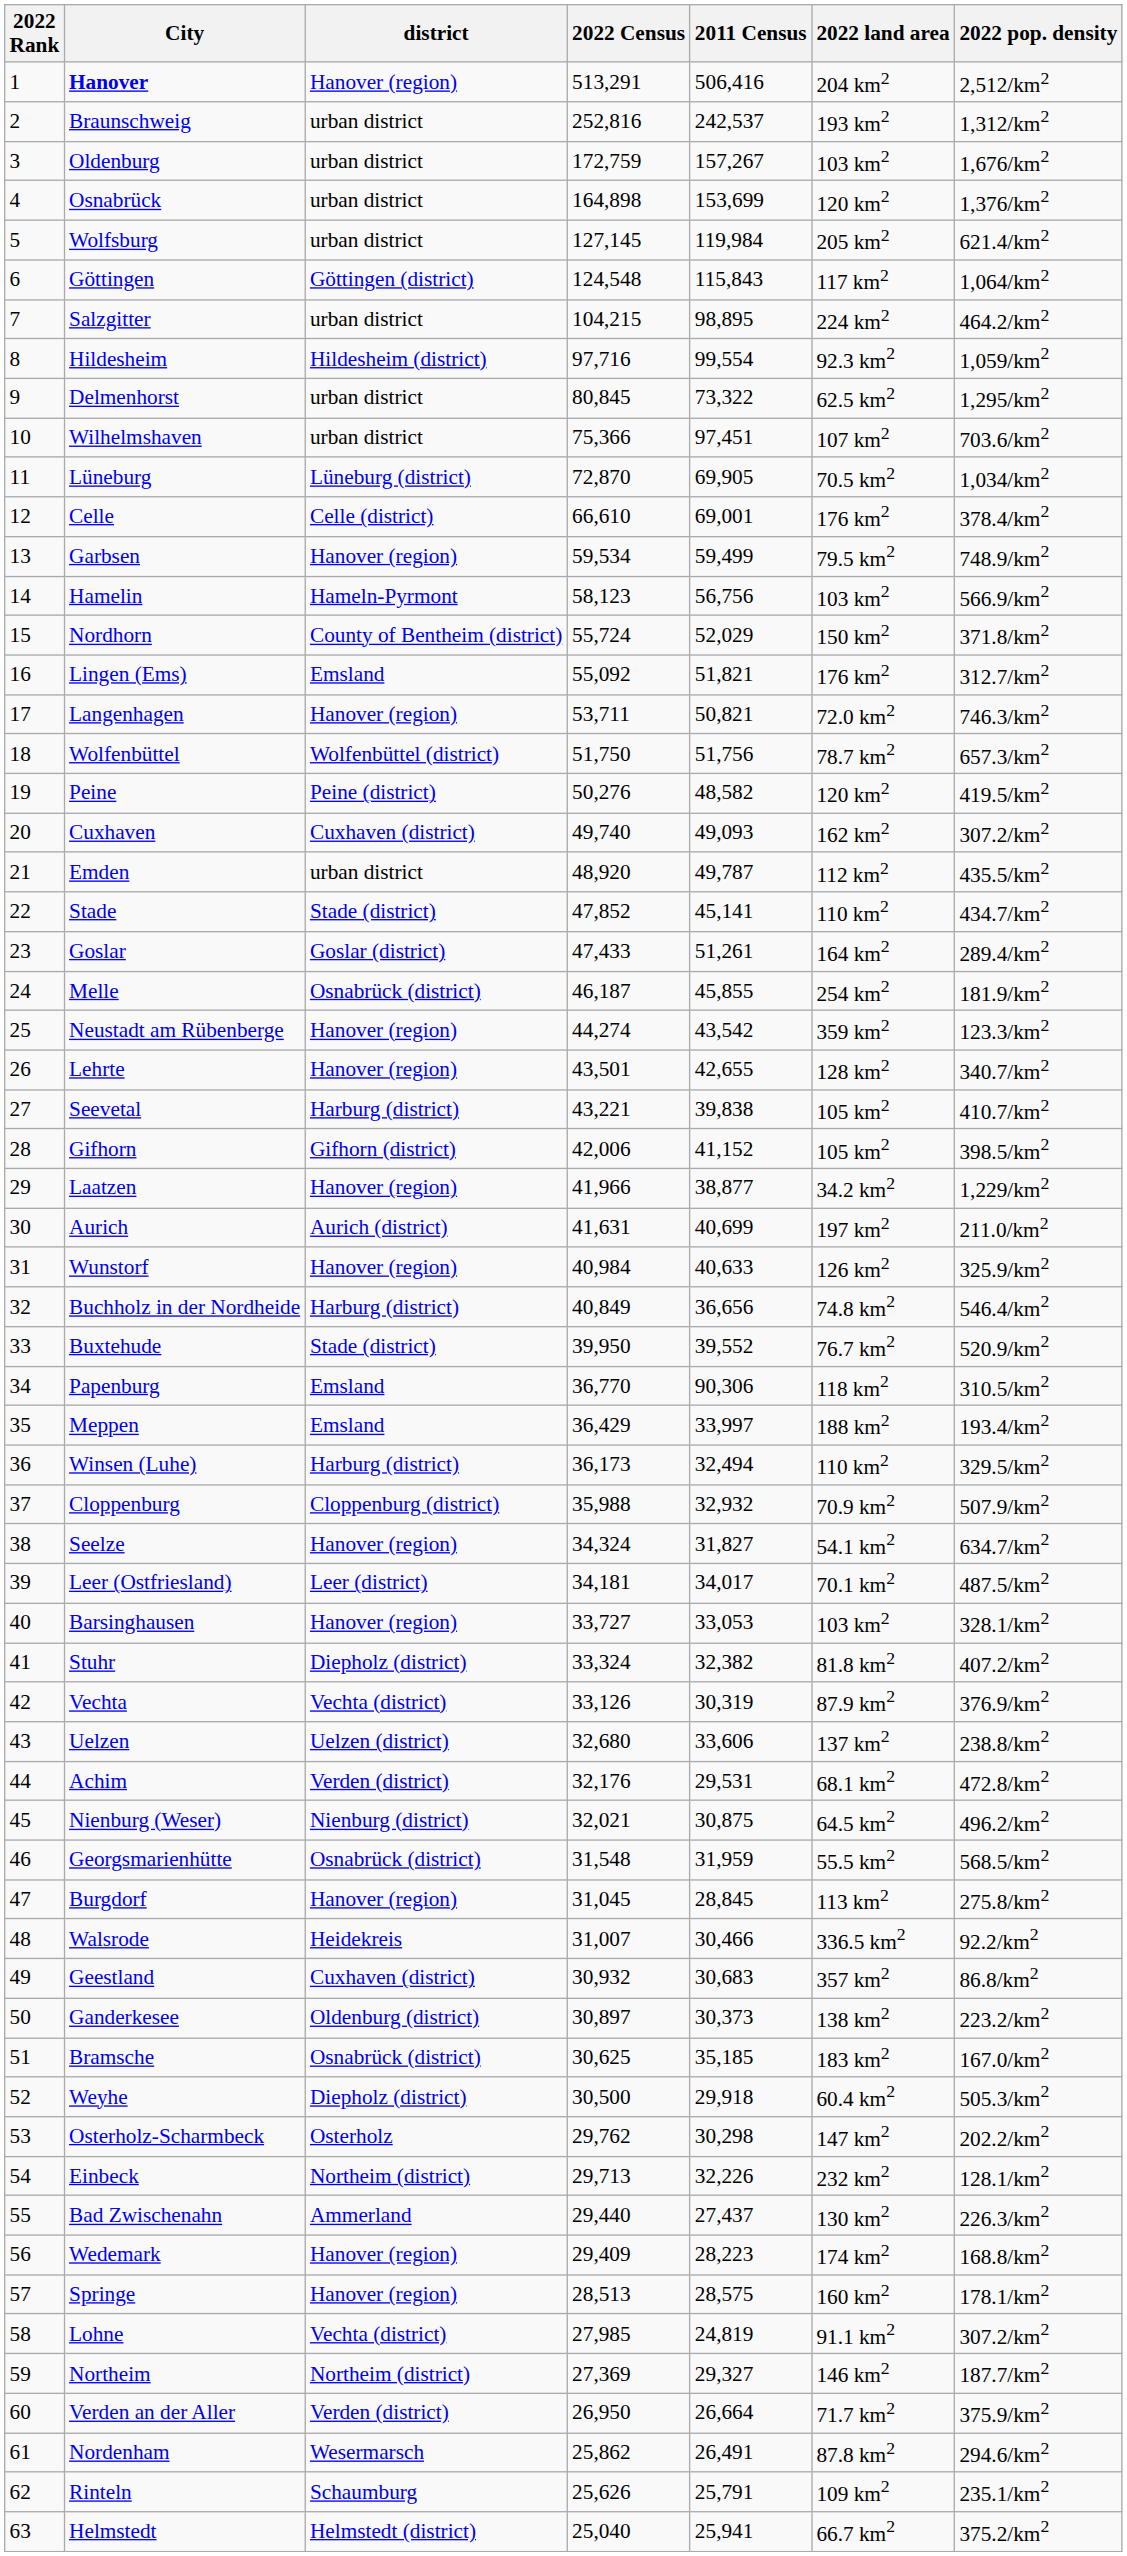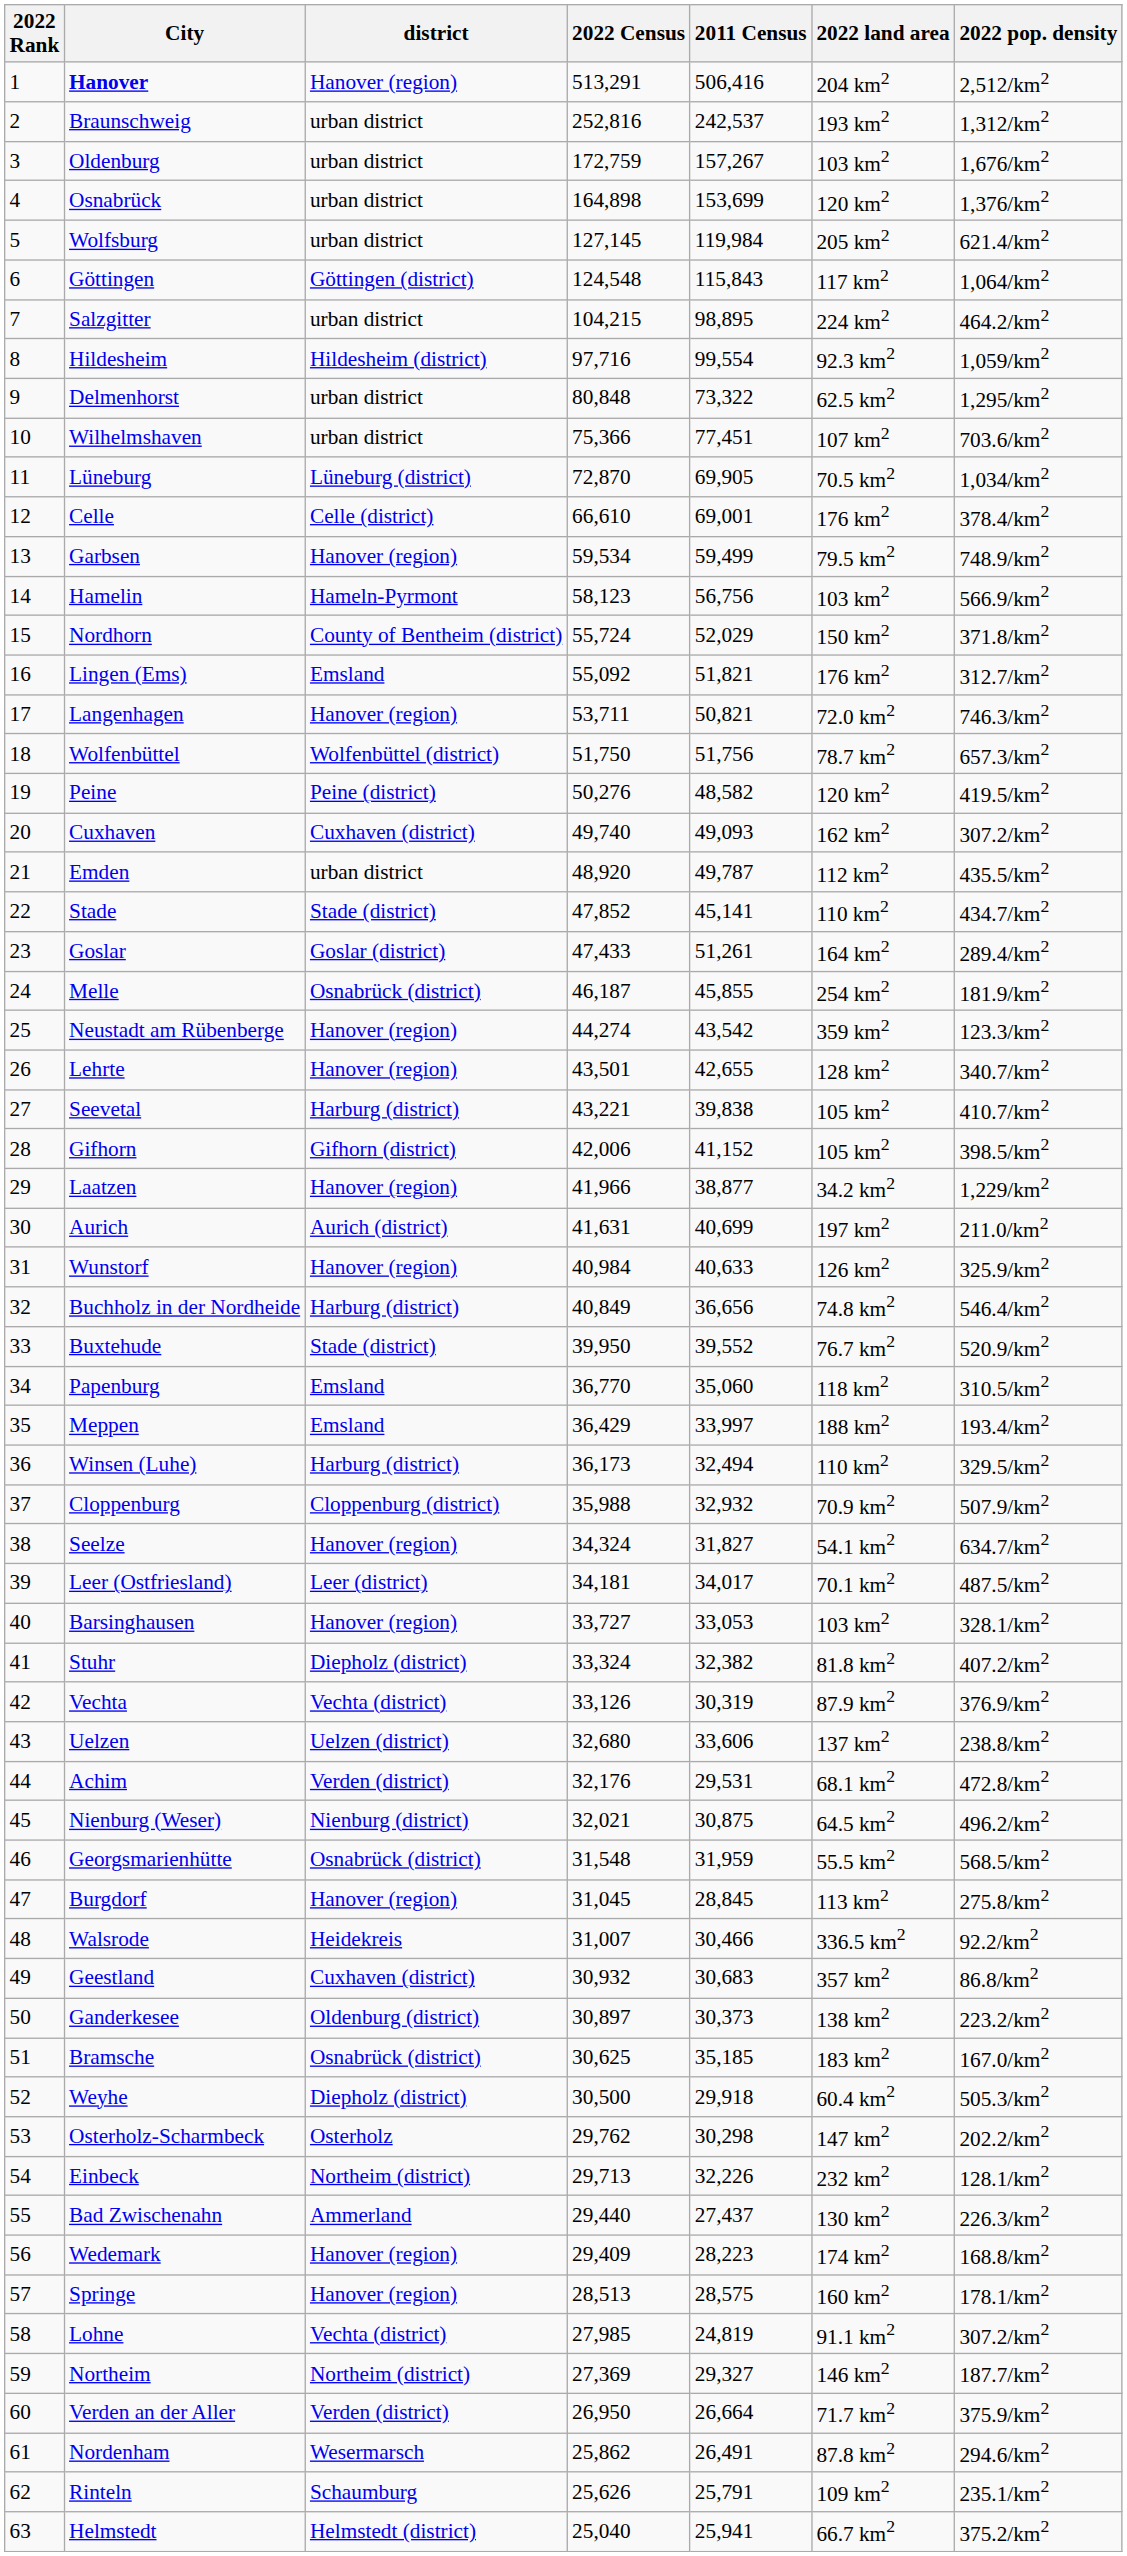(601, 397) 80,845 -> (601, 397) 80,848
(724, 437) 97,451 -> (724, 437) 77,451
(724, 1385) 90,306 -> (724, 1385) 35,060
